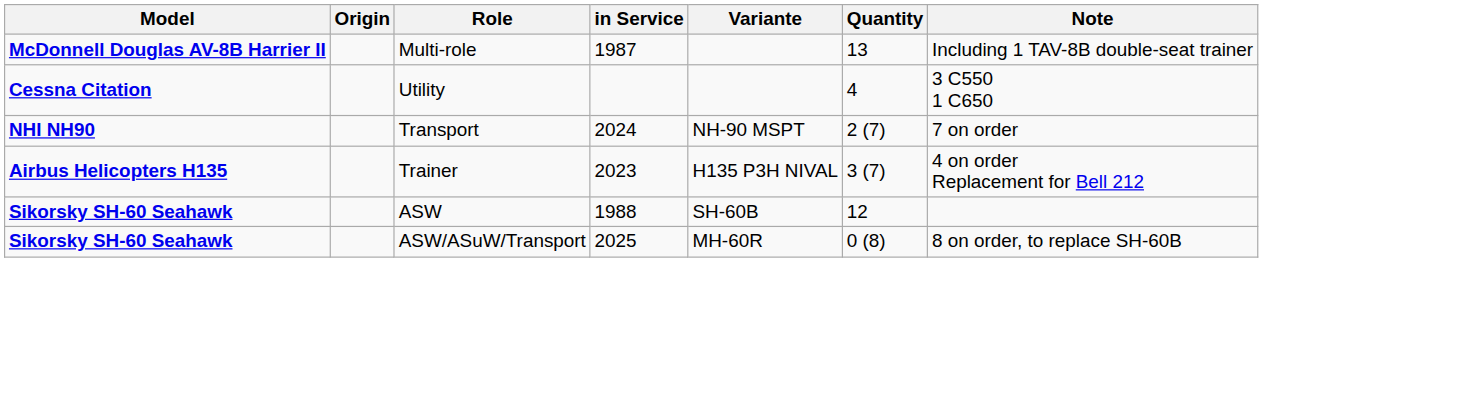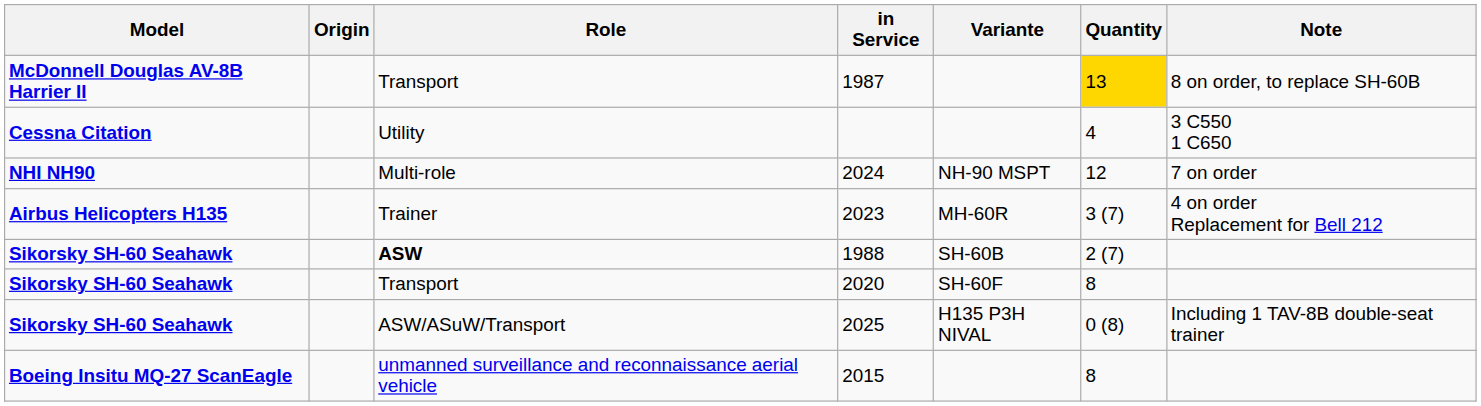(438, 49) Multi-role -> (418, 81) Transport
(857, 49) no background -> (1096, 81) gold background
(1093, 49) Including 1 TAV-8B double-seat trainer -> (1296, 81) 8 on order, to replace SH-60B
(439, 130) Transport -> (417, 173) Multi-role
(866, 130) 2 (7) -> (1096, 173) 12
(765, 171) H135 P3H NIVAL -> (973, 213) MH-60R
(420, 211) normal -> (400, 254) bold
(857, 211) 12 -> (1105, 254) 2 (7)
+ row: (863, 284)
(728, 241) MH-60R -> (982, 324) H135 P3H NIVAL
(1057, 241) 8 on order, to replace SH-60B -> (1302, 324) Including 1 TAV-8B double-seat trainer
+ row: (863, 375)
